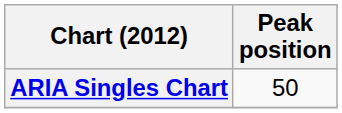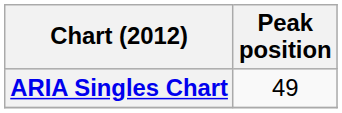(285, 88) 50 -> (285, 88) 49
